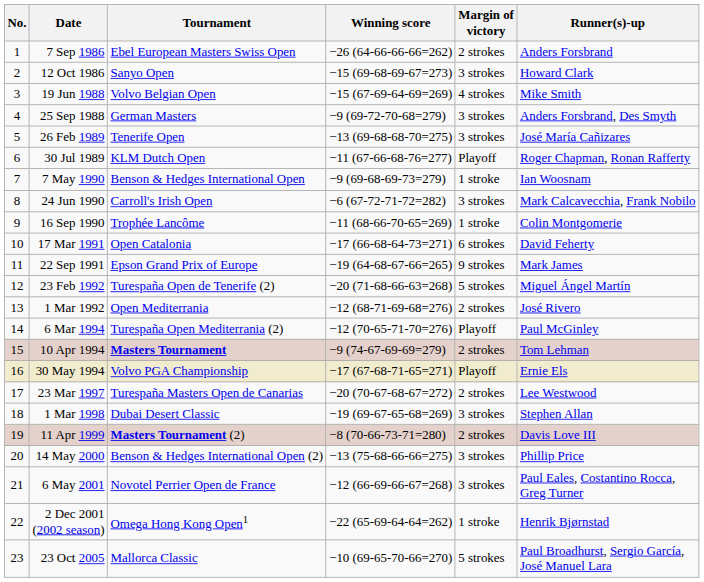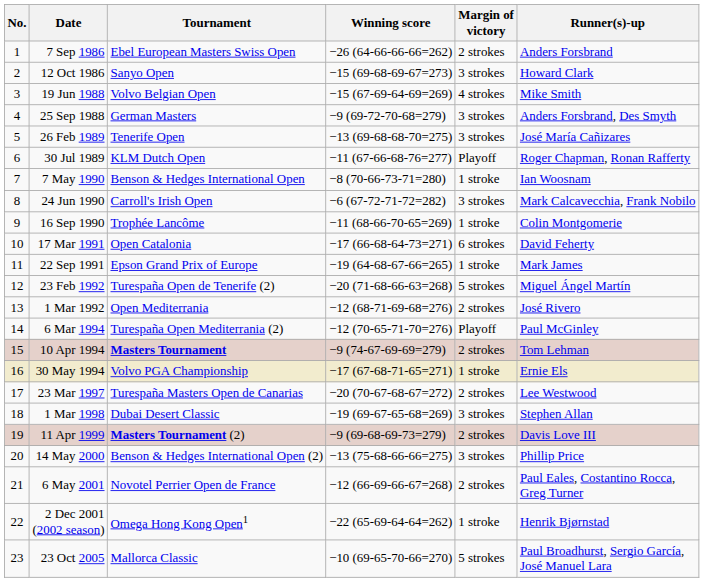(387, 179) −9 (69-68-69-73=279) -> (387, 179) −8 (70-66-73-71=280)
(481, 264) 9 strokes -> (479, 264) 1 stroke
(477, 371) Playoff -> (479, 371) 1 stroke
(387, 435) −8 (70-66-73-71=280) -> (387, 435) −9 (69-68-69-73=279)
(481, 485) 3 strokes -> (481, 485) 2 strokes
